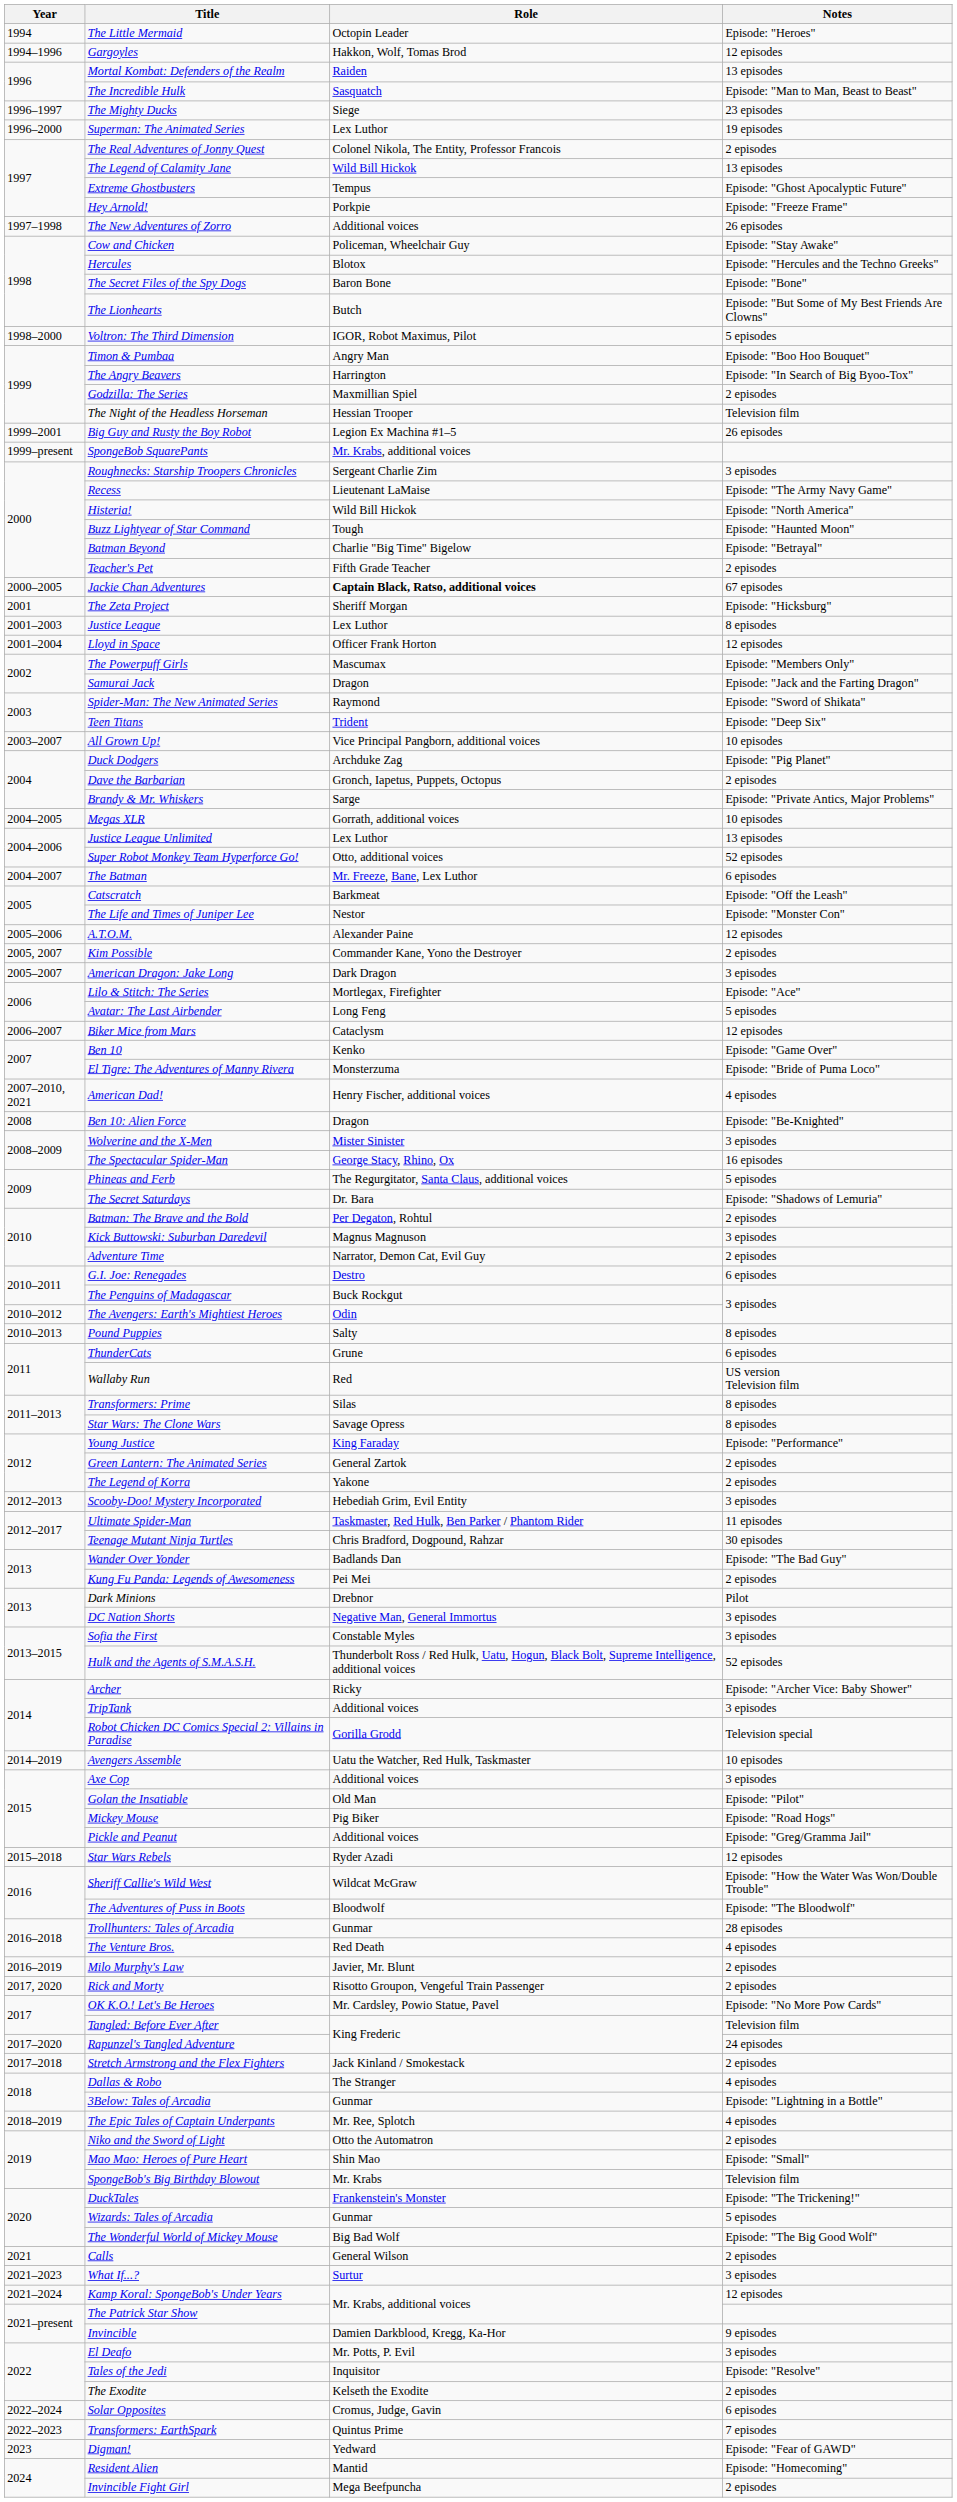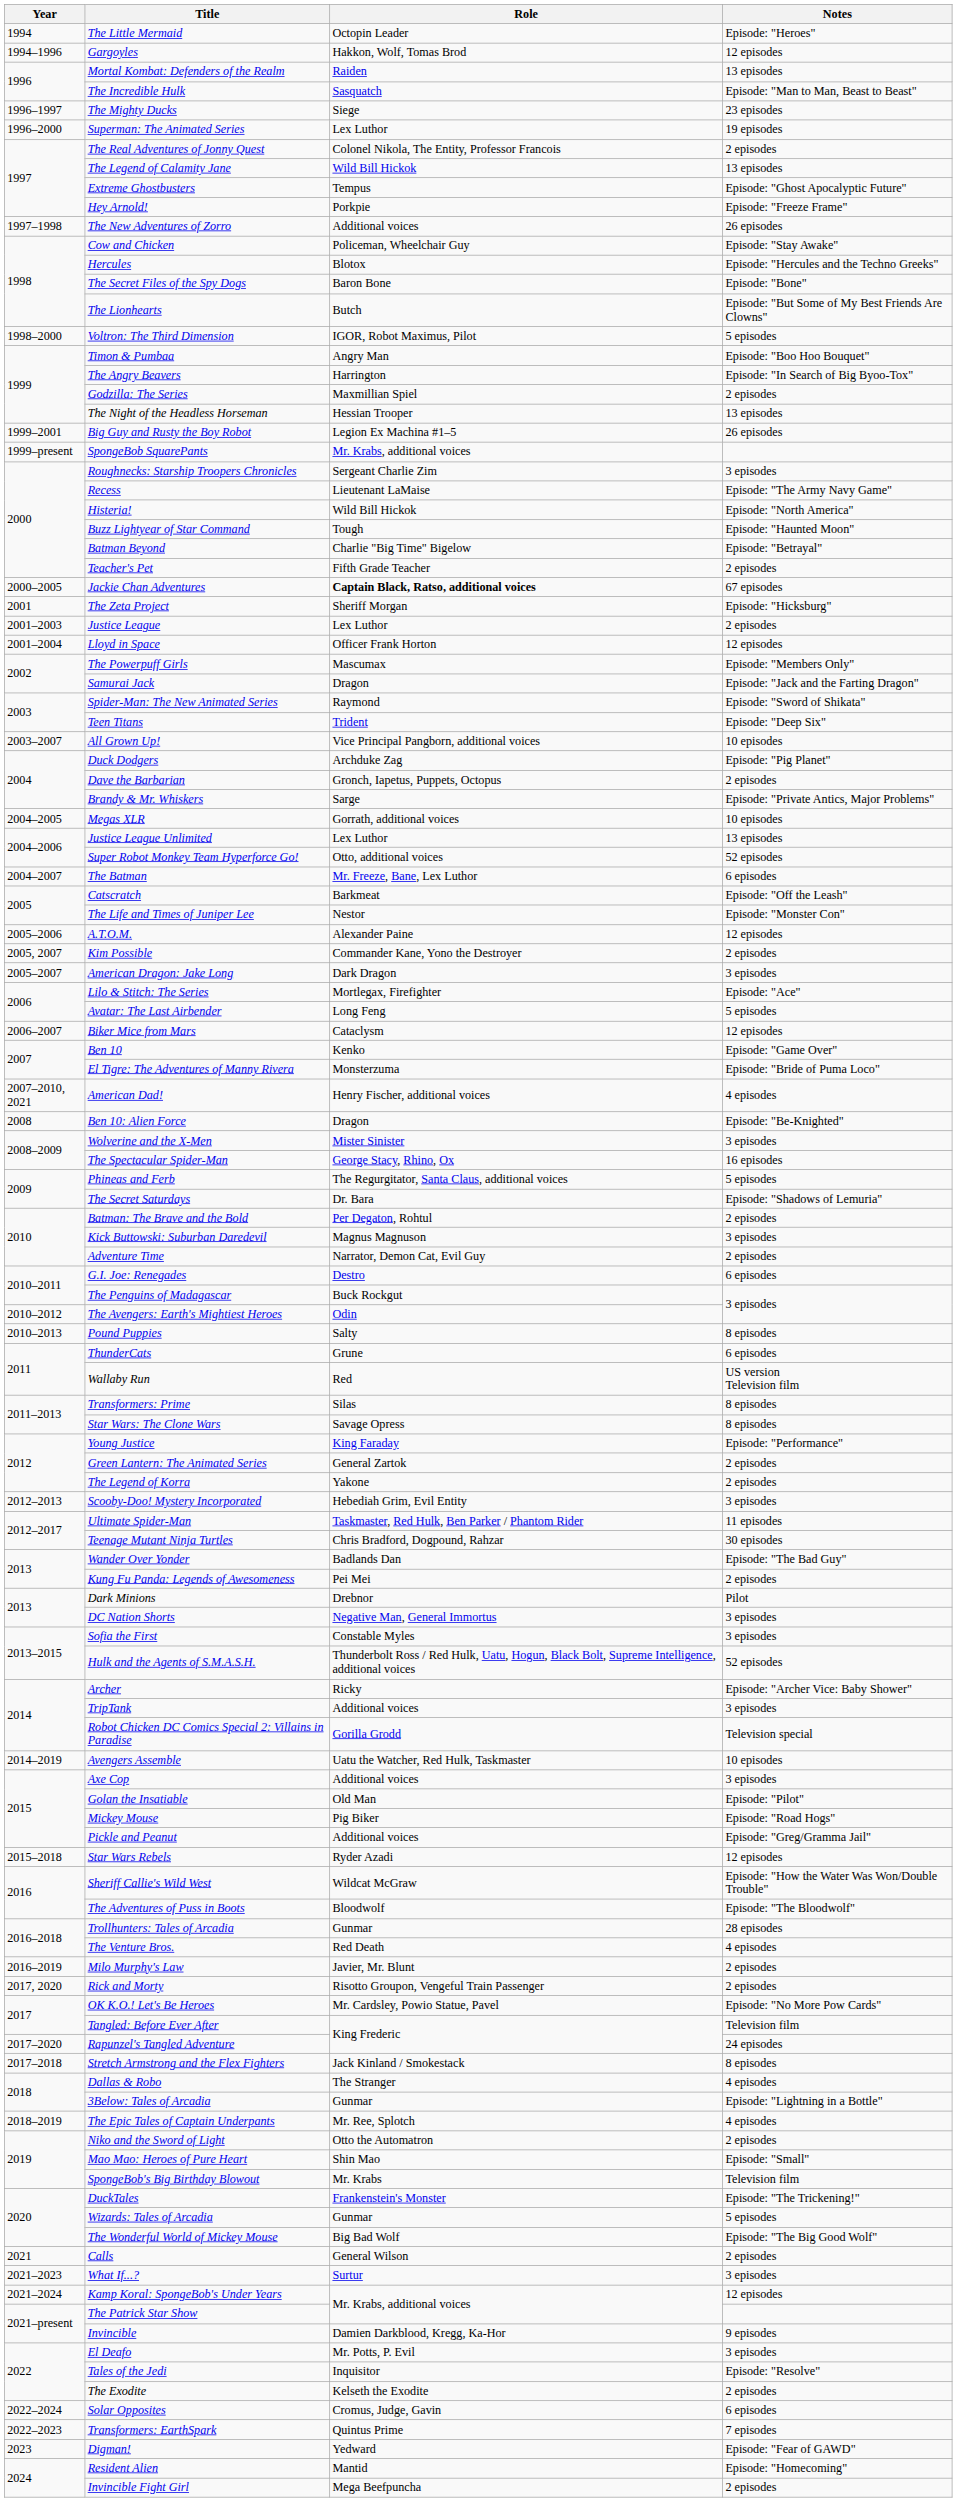(762, 413) Television film -> (754, 413) 13 episodes
(751, 625) 8 episodes -> (751, 625) 2 episodes
(751, 2063) 2 episodes -> (751, 2063) 8 episodes
